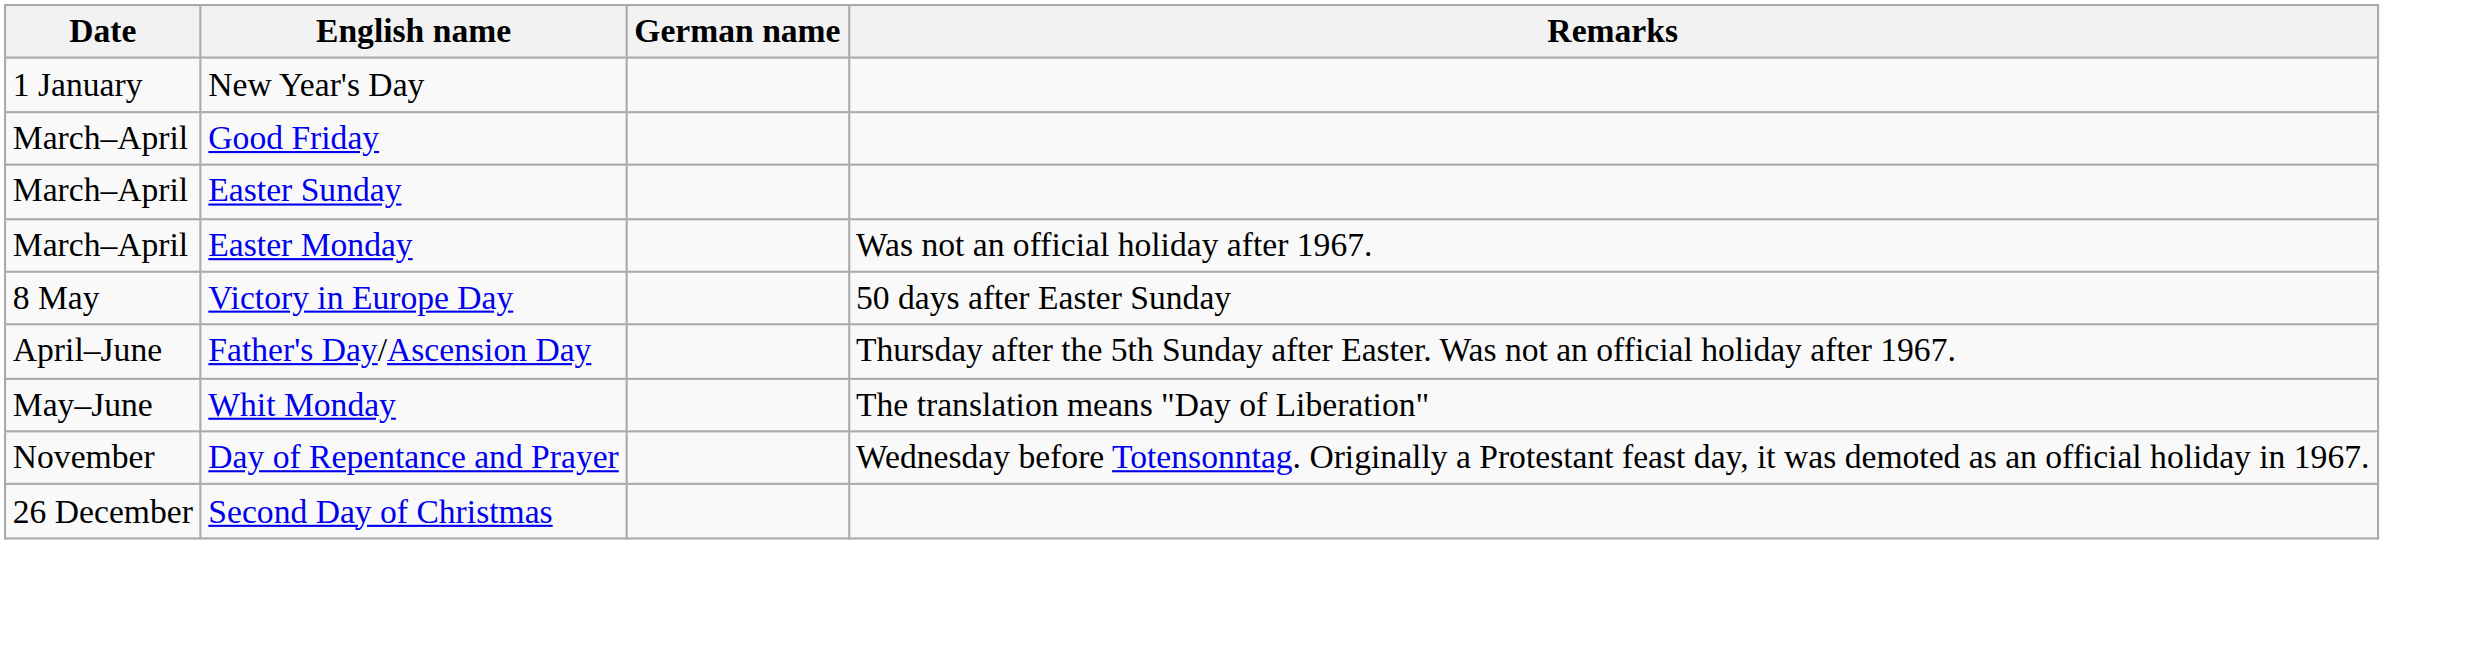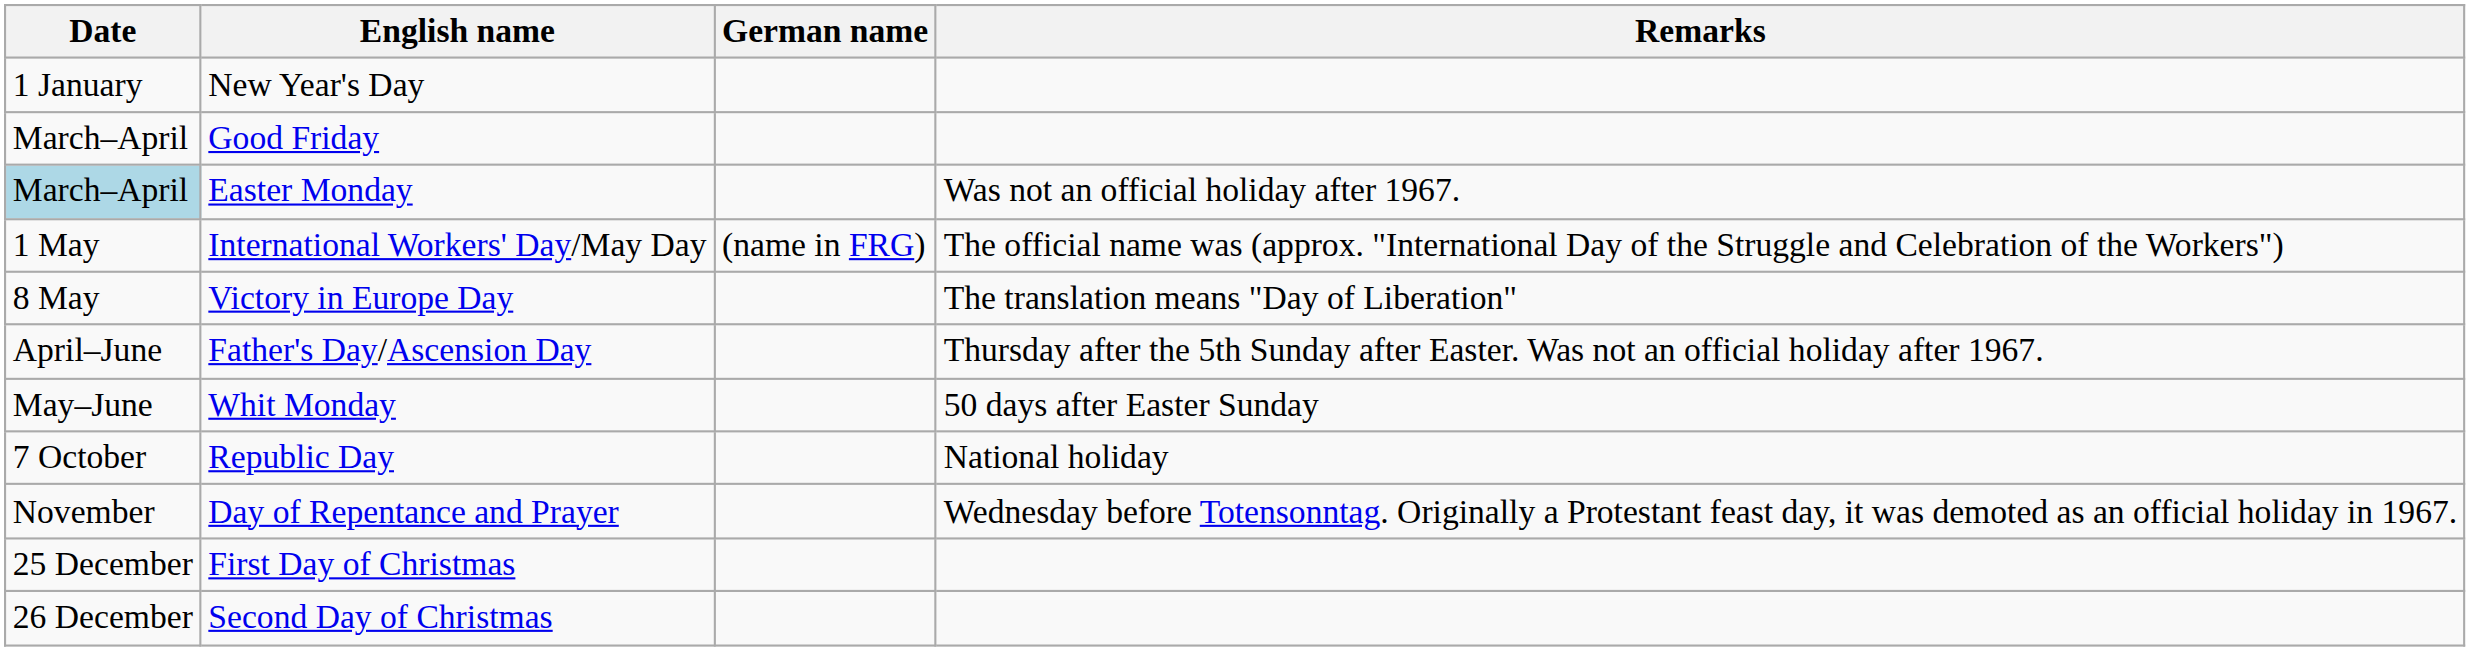- row: (305, 191)
(101, 244) no background -> (101, 191) lightblue background
+ row: (457, 244)
(1044, 297) 50 days after Easter Sunday -> (1230, 297) The translation means "Day of Liberation"
(1143, 404) The translation means "Day of Liberation" -> (1131, 404) 50 days after Easter Sunday
+ row: (301, 457)
+ row: (362, 564)
